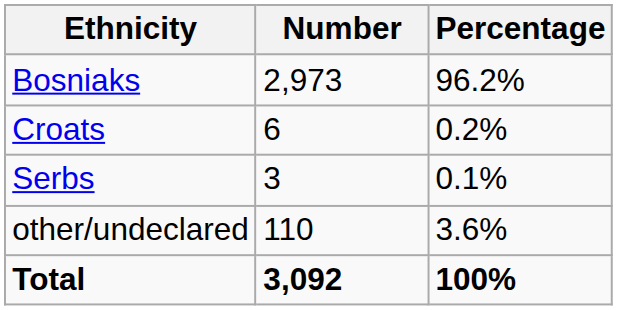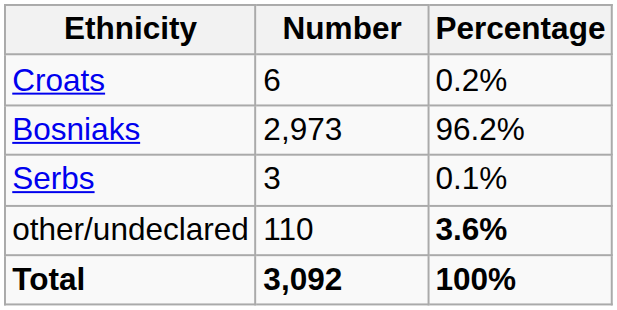rows swapped: (76, 79) <-> (59, 129)
(471, 229) normal -> (471, 229) bold
